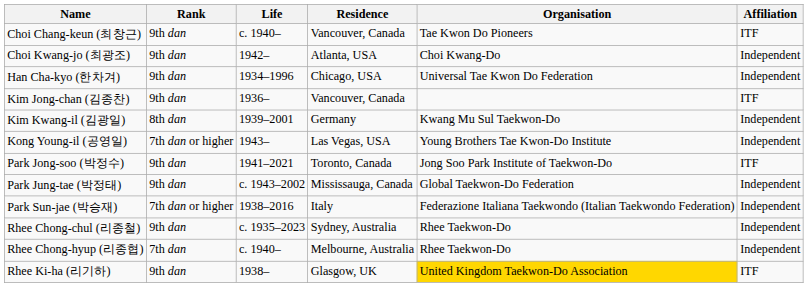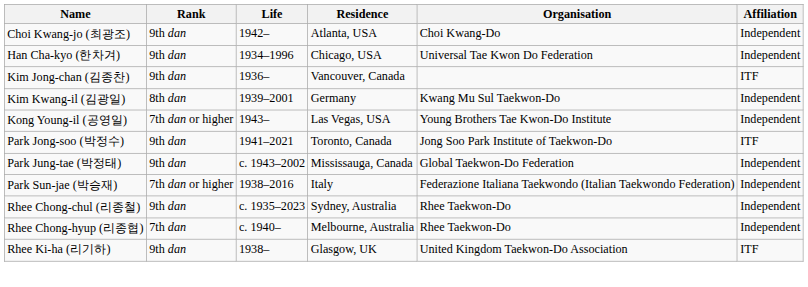- row: (74, 34)
(524, 270) gold background -> (524, 249) no background
